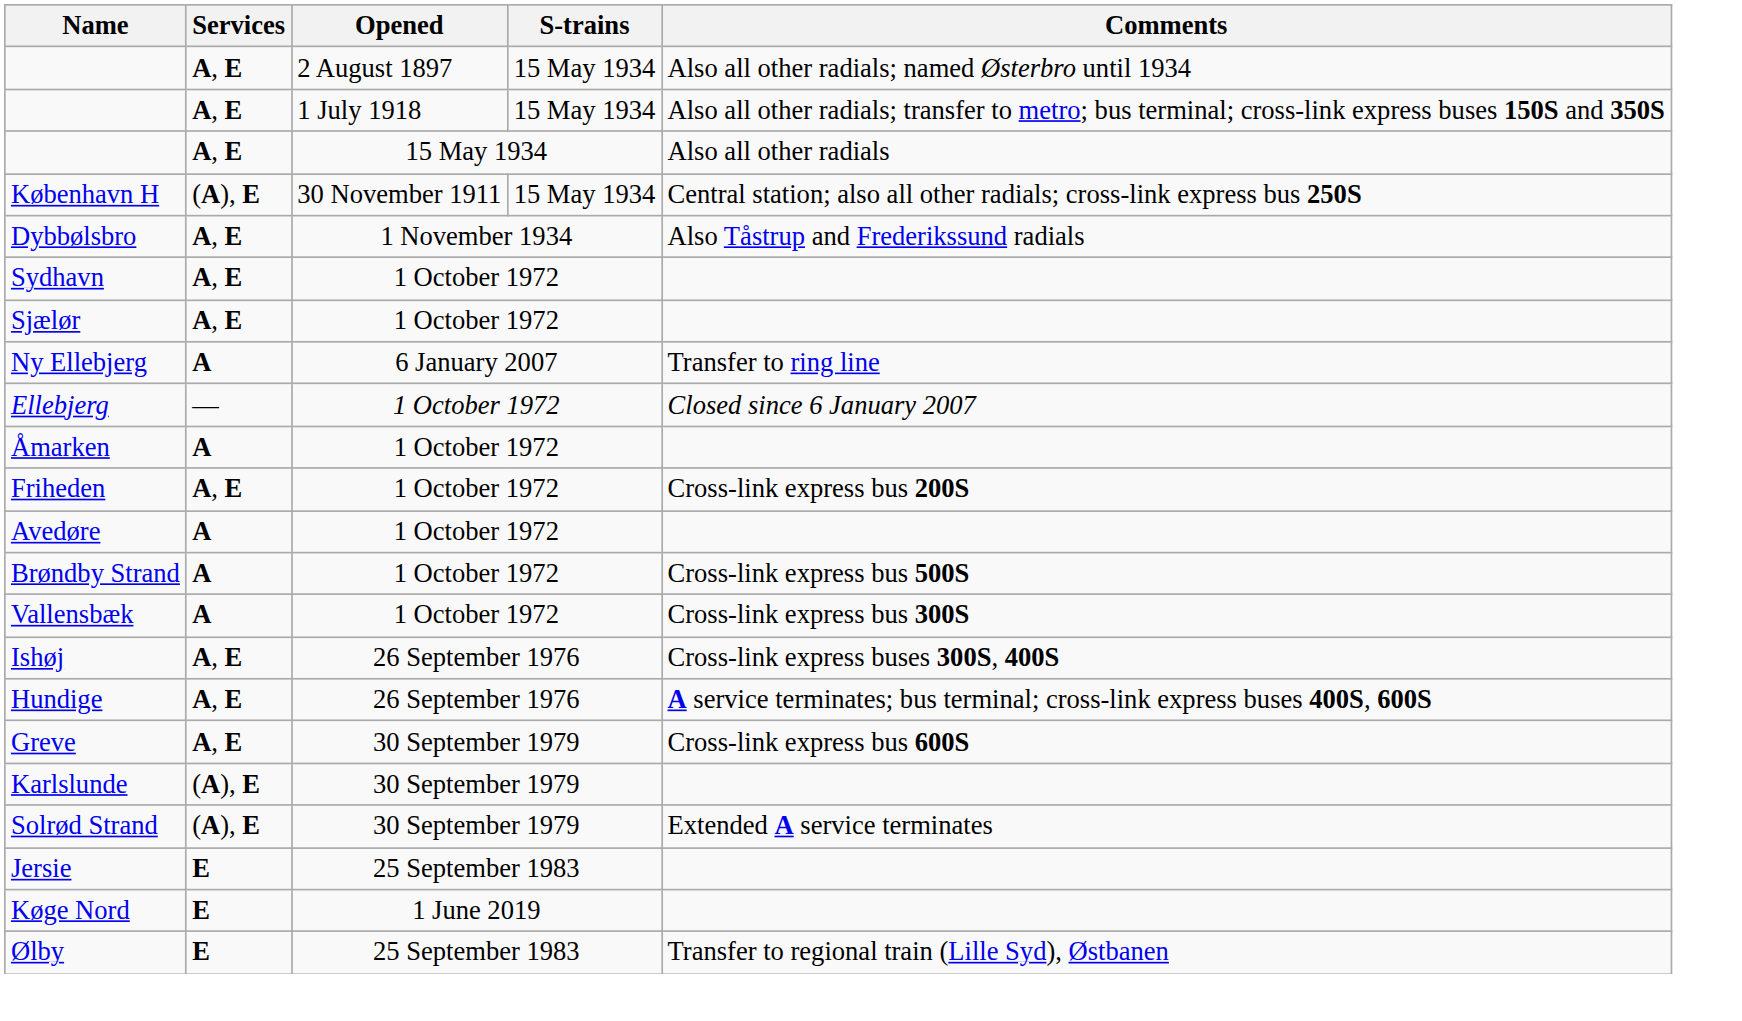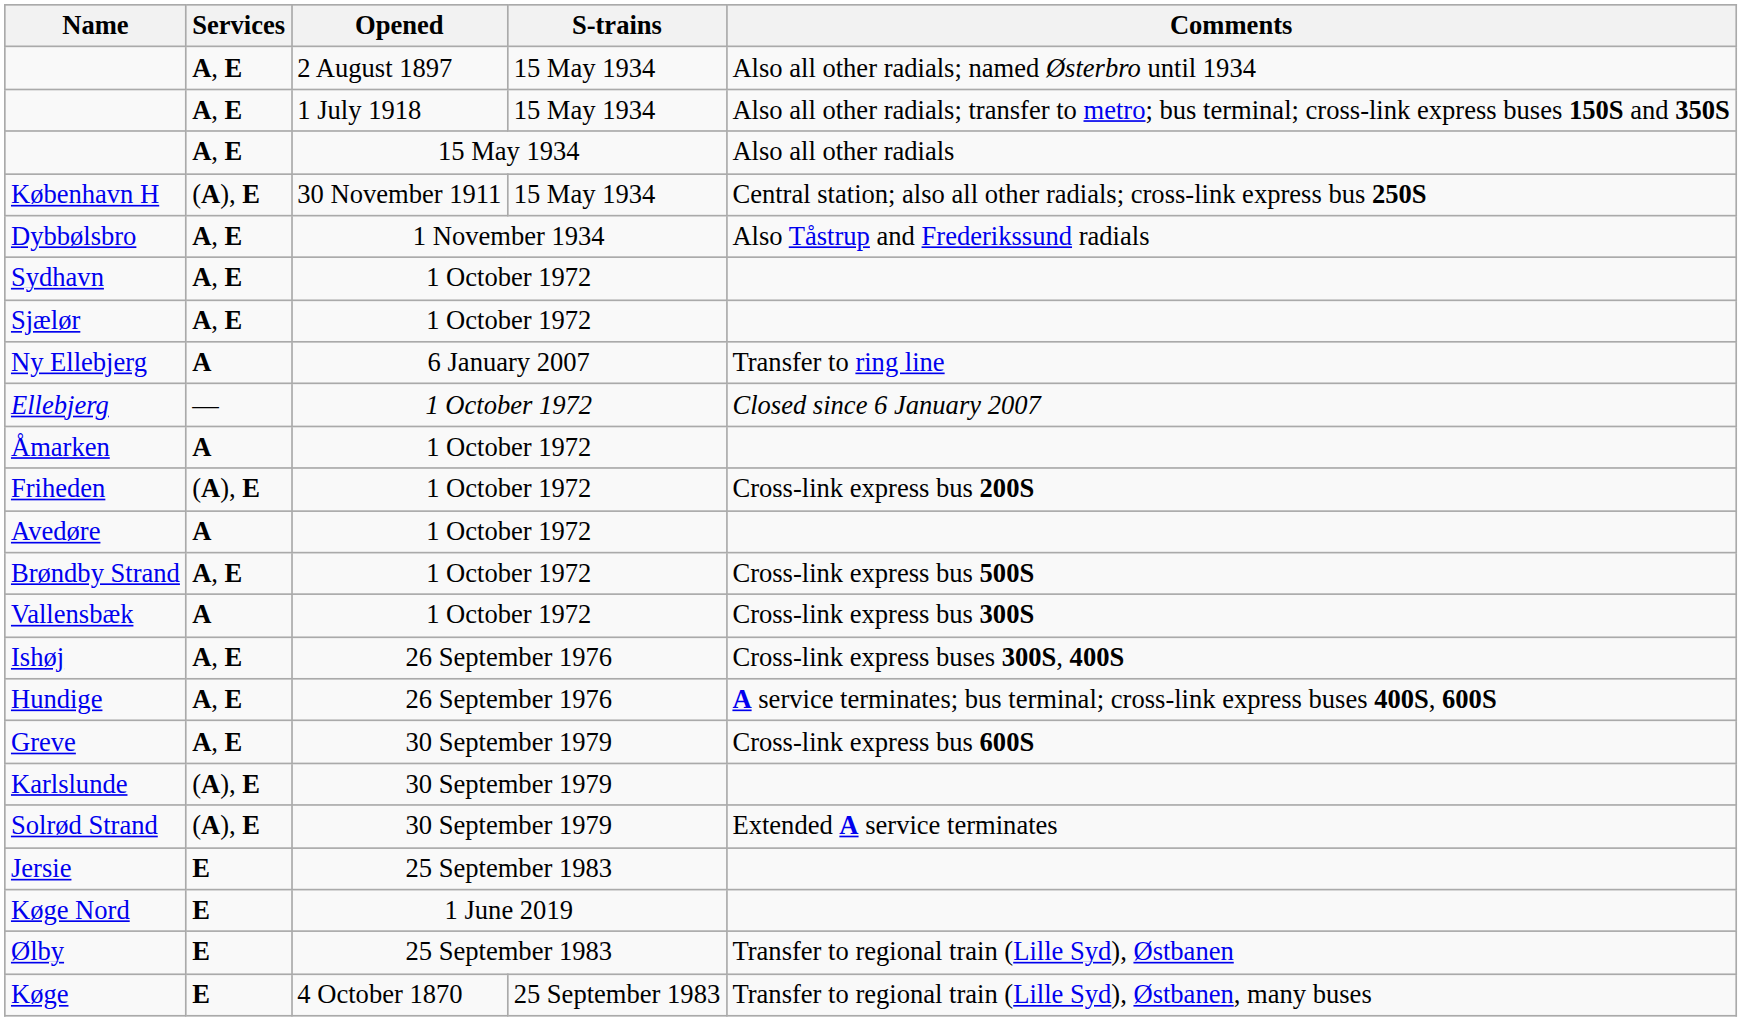(217, 488) A, E -> (226, 488) (A), E
(202, 573) A -> (217, 573) A, E
+ row: (40, 994)
